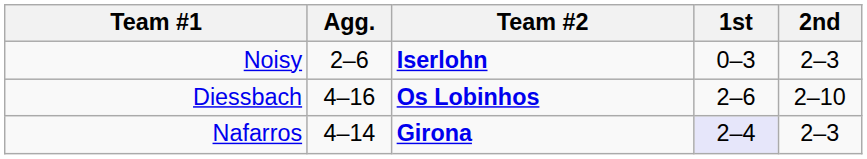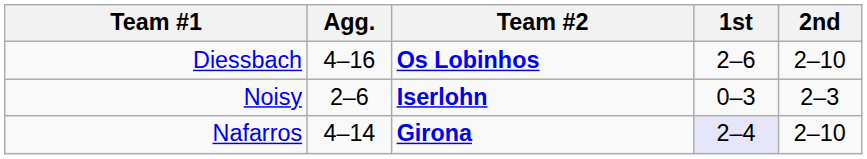rows swapped: (273, 60) <-> (248, 97)
(820, 134) 2–3 -> (820, 134) 2–10
